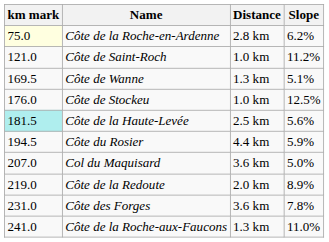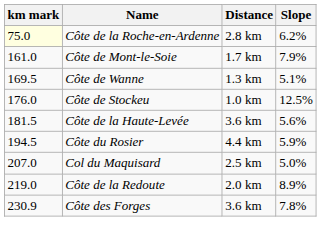- row: (116, 56)
+ row: (121, 56)
(22, 120) paleturquoise background -> (22, 120) no background
(251, 120) 2.5 km -> (243, 120) 3.6 km
(251, 162) 3.6 km -> (243, 162) 2.5 km
(22, 205) 231.0 -> (22, 205) 230.9
- row: (146, 226)
